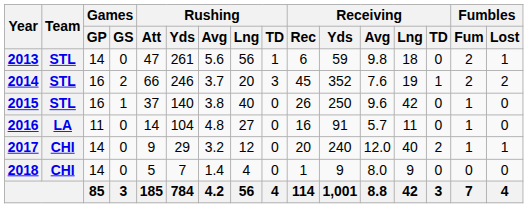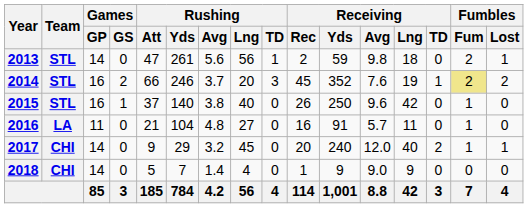(303, 59) 6 -> (303, 59) 2
(469, 81) no background -> (469, 81) khaki background
(151, 125) 14 -> (151, 125) 21
(246, 147) 12 -> (246, 147) 45
(377, 170) 8.0 -> (377, 170) 9.0
